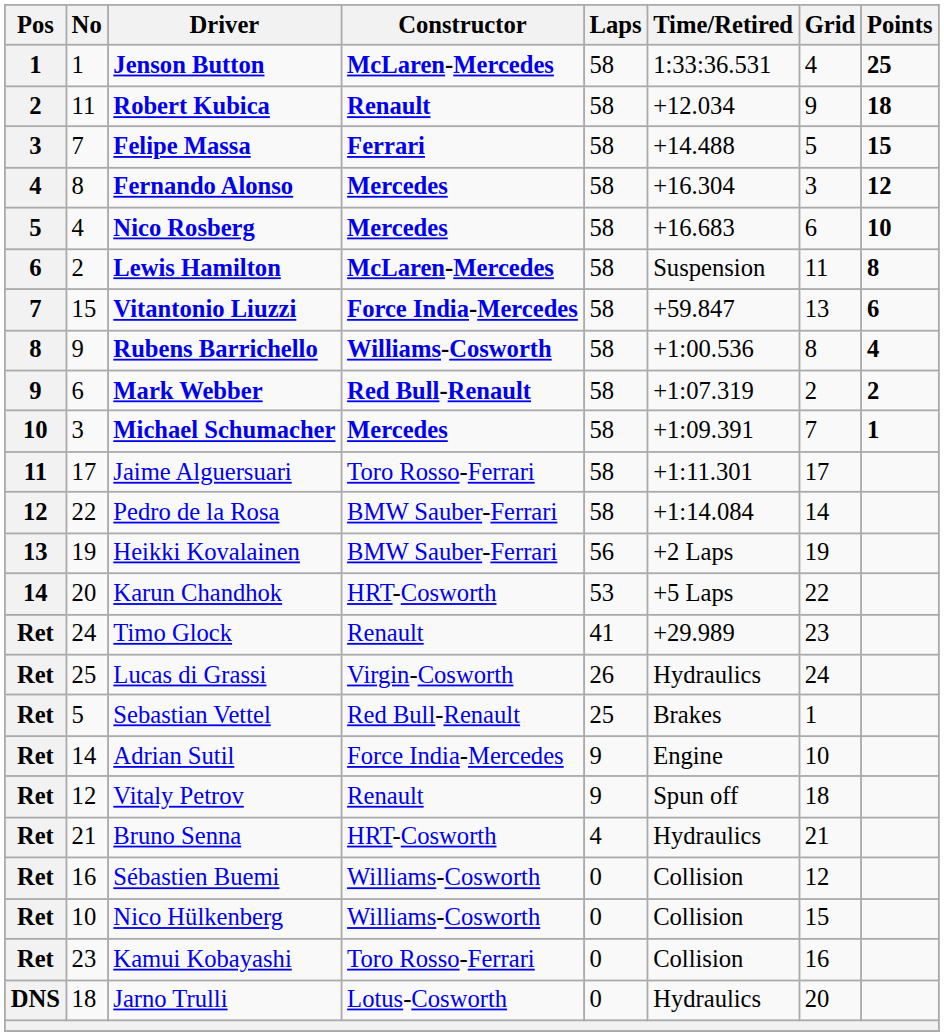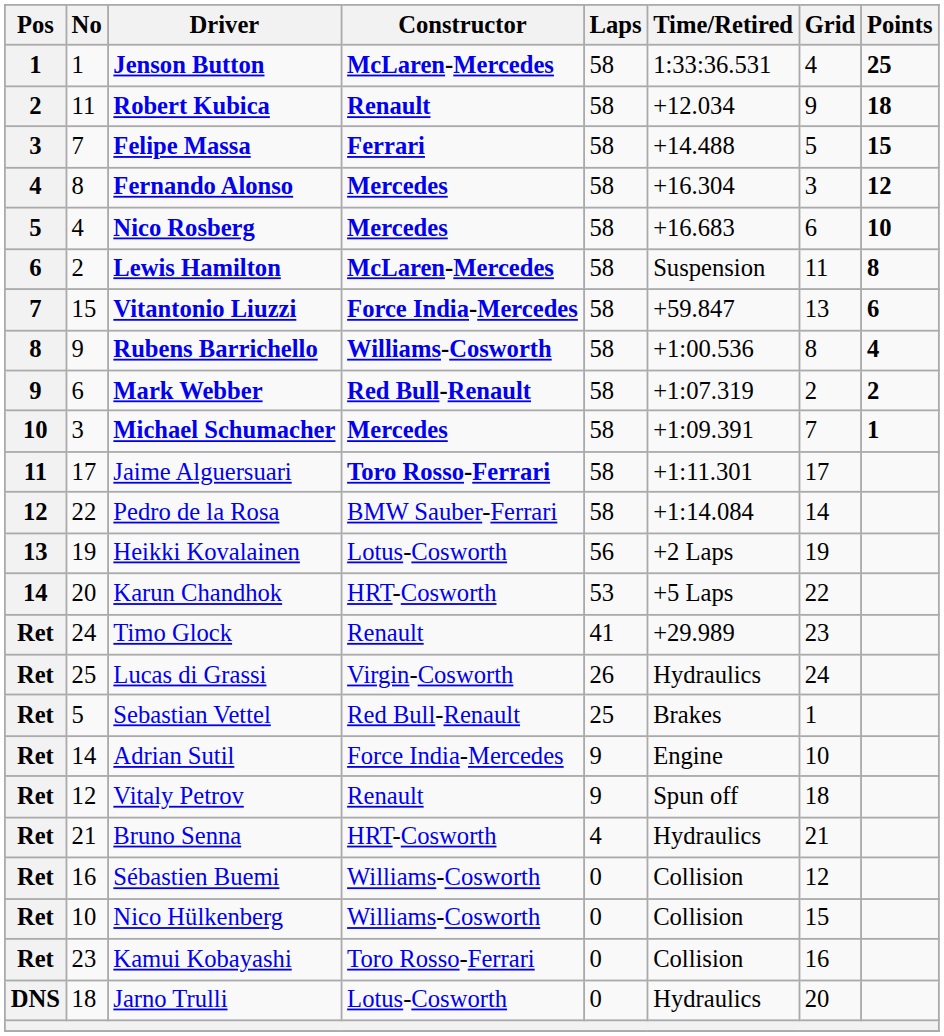(441, 471) normal -> (449, 471) bold
(452, 552) BMW Sauber-Ferrari -> (427, 552) Lotus-Cosworth
